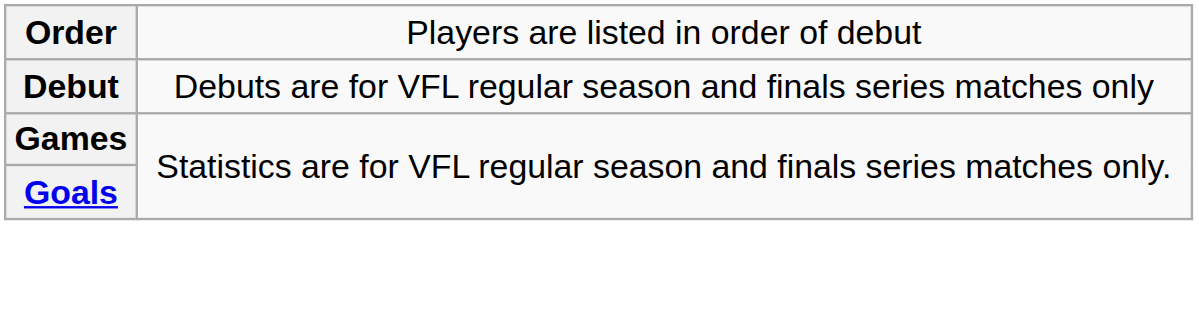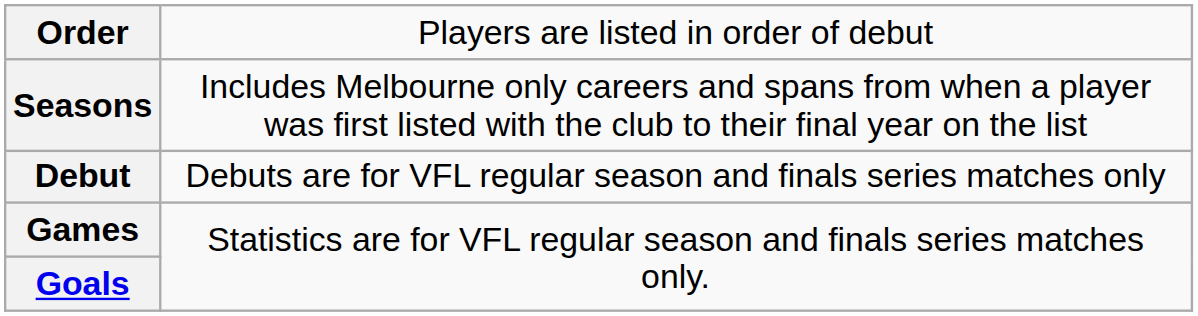+ row: (83, 105)
